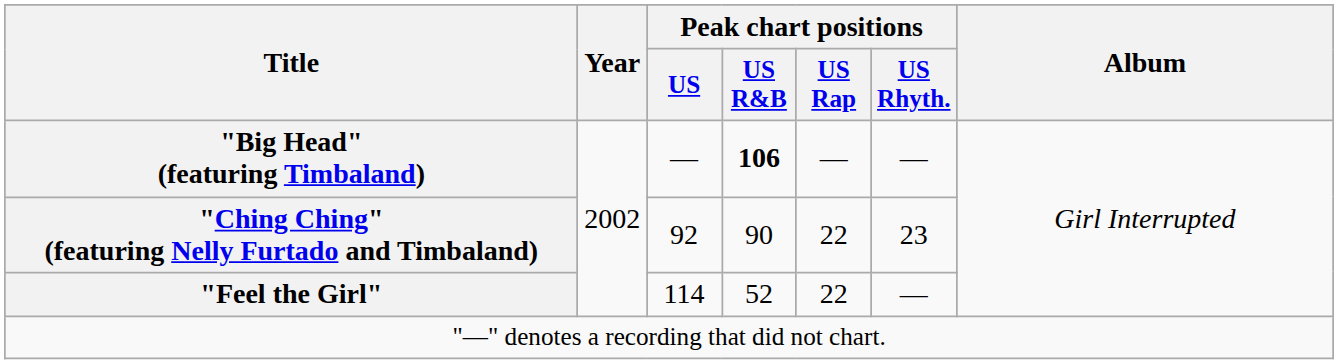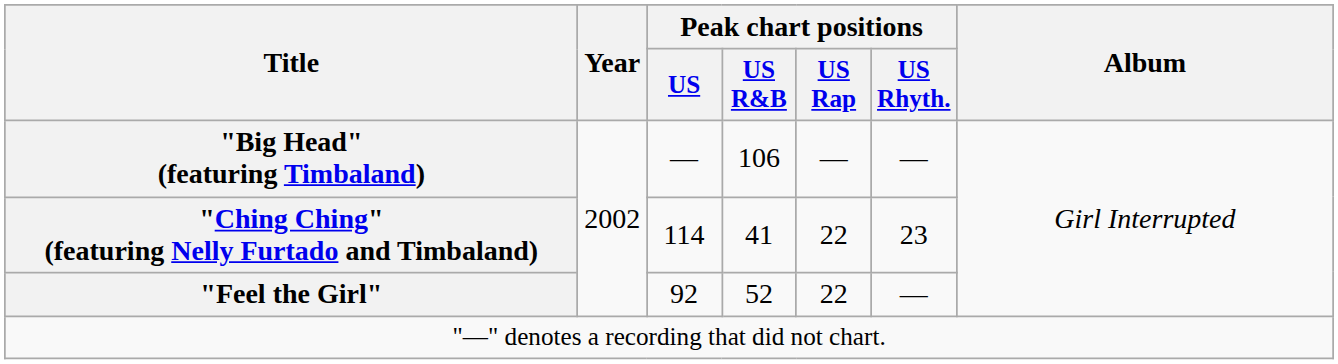(759, 158) bold -> (759, 158) normal
(684, 234) 92 -> (684, 234) 114
(759, 234) 90 -> (759, 234) 41
(684, 294) 114 -> (684, 294) 92
